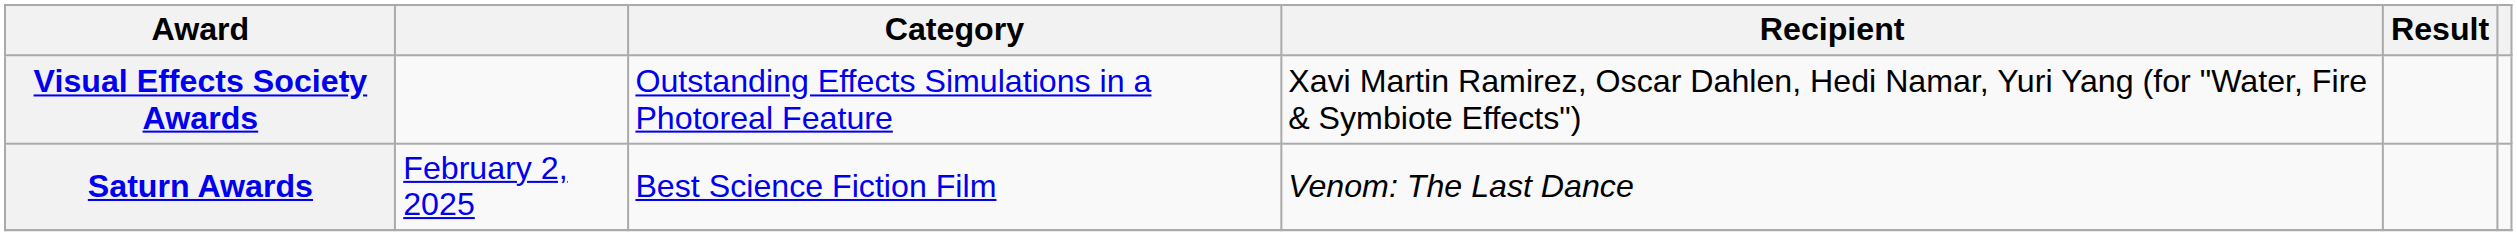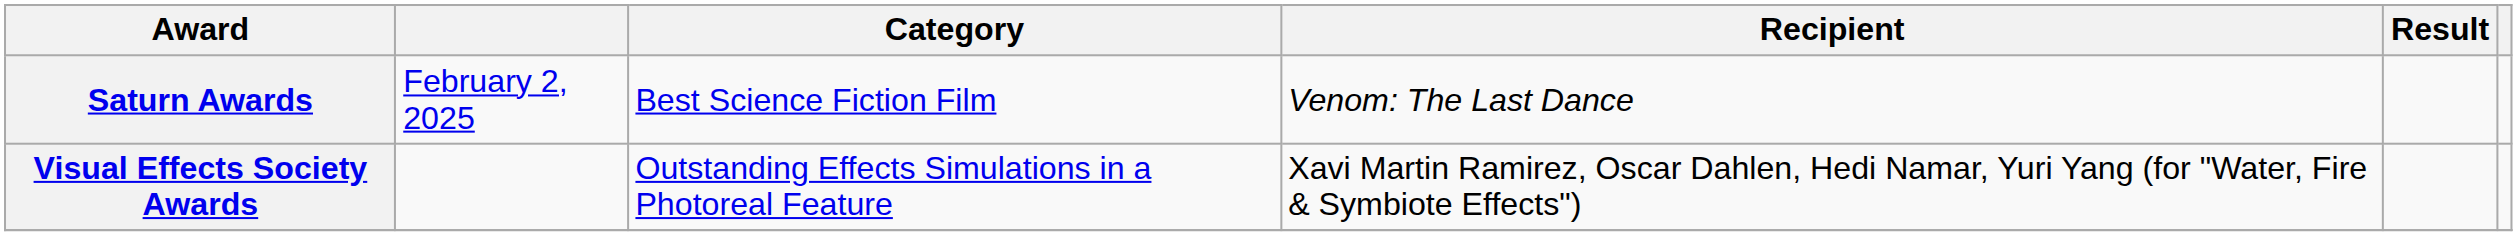rows swapped: (200, 186) <-> (200, 99)
